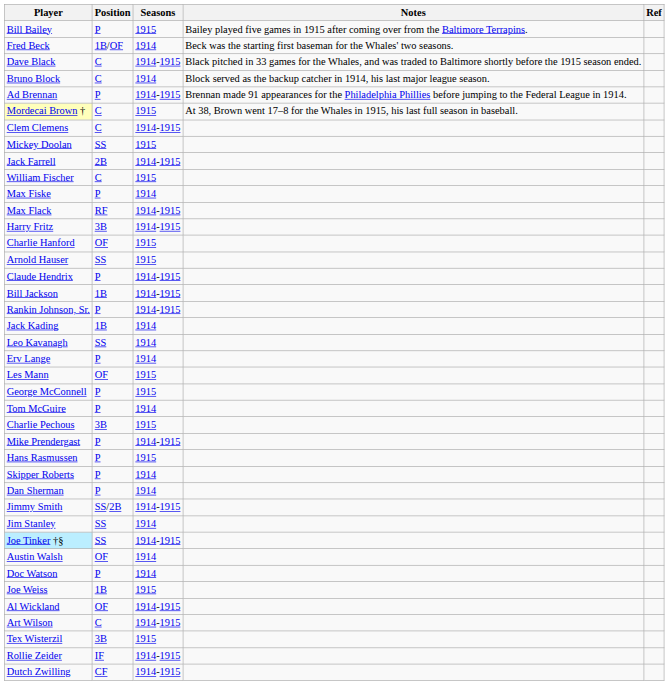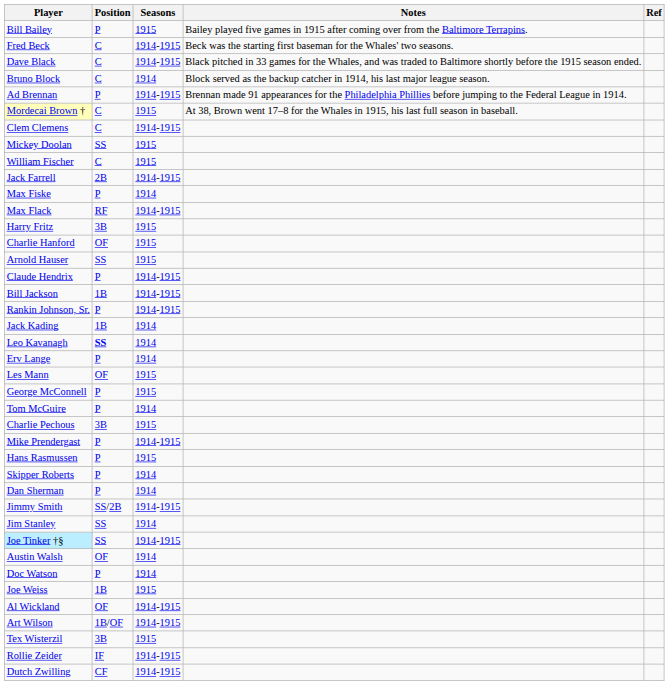(109, 45) 1B/OF -> (98, 45) C
(146, 45) 1914 -> (158, 45) 1914-1915
rows swapped: (31, 161) <-> (40, 177)
(158, 227) 1914-1915 -> (146, 227) 1915
(101, 342) normal -> (101, 342) bold
(98, 623) C -> (109, 623) 1B/OF
